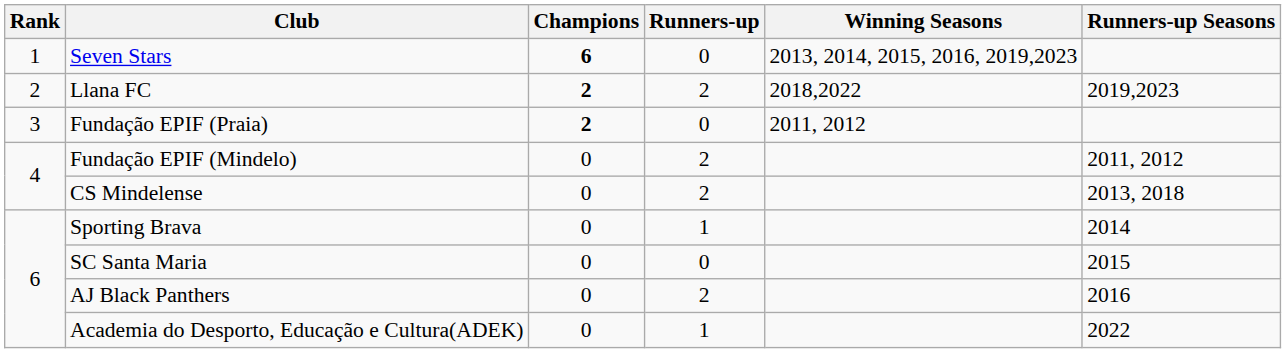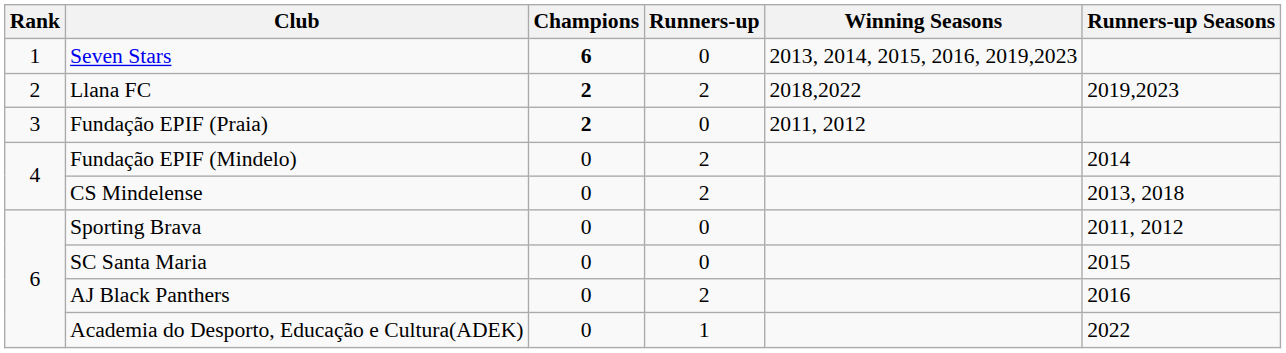(1135, 158) 2011, 2012 -> (1109, 158) 2014
(704, 227) 1 -> (704, 227) 0
(1109, 227) 2014 -> (1135, 227) 2011, 2012
